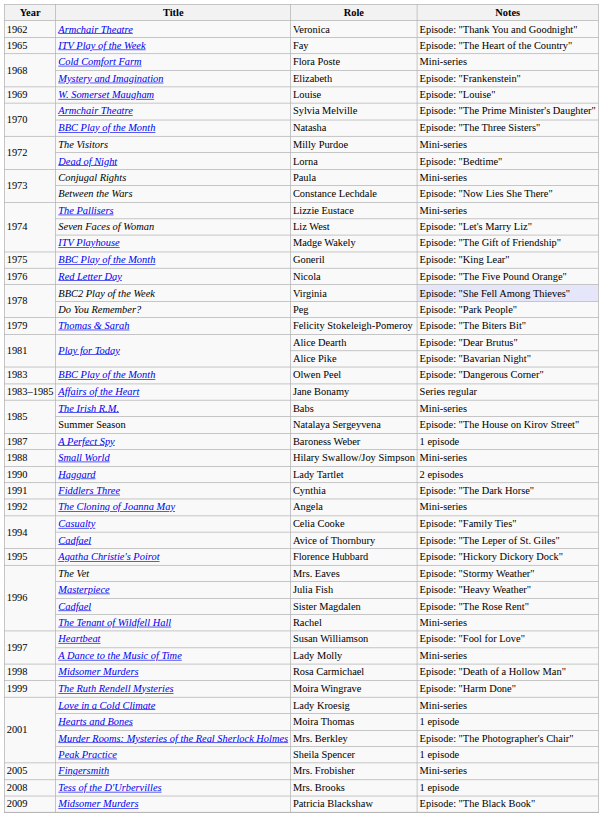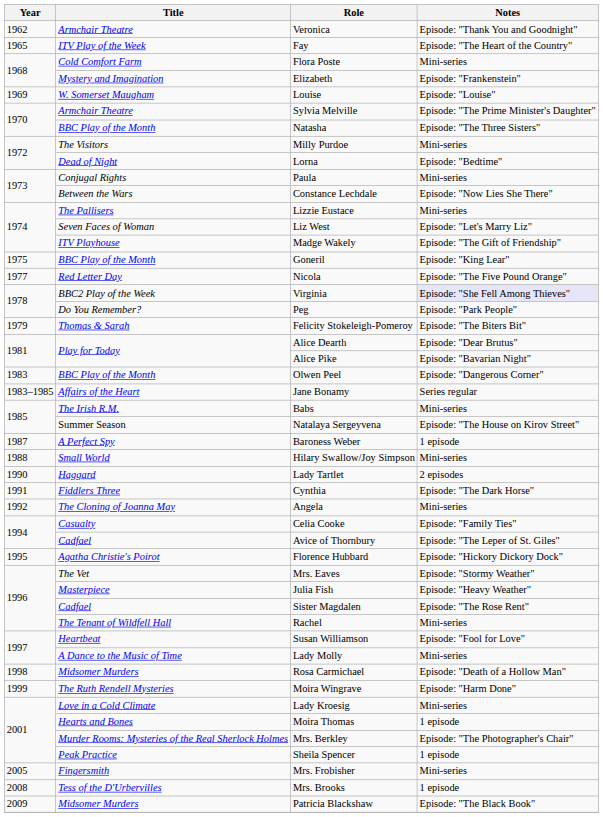(17, 276) 1976 -> (17, 276) 1977
